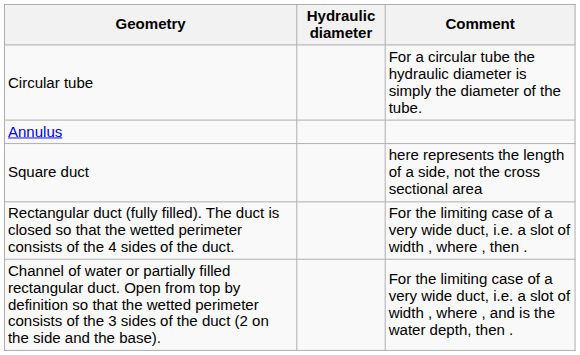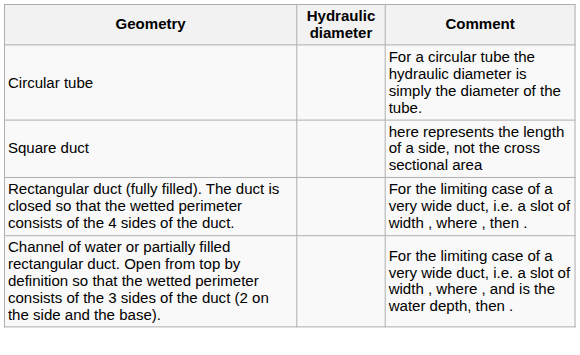- row: (35, 131)
